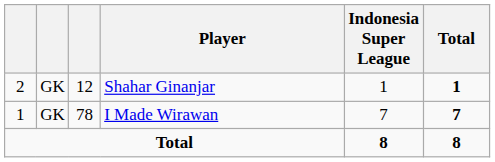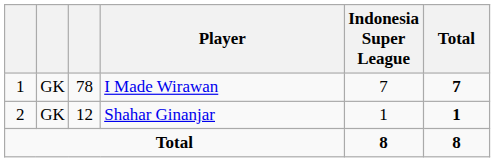rows swapped: (161, 115) <-> (160, 87)
